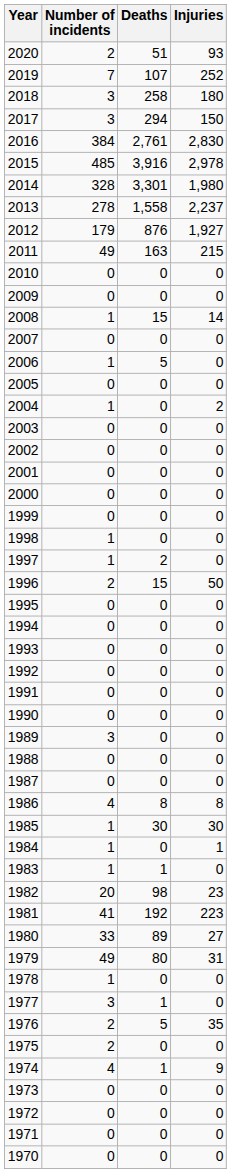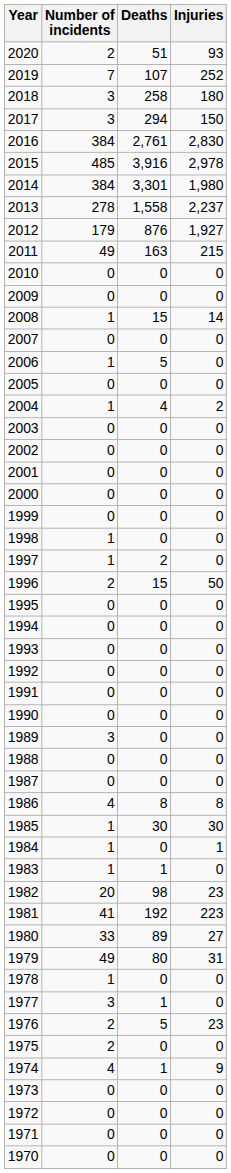(103, 185) 328 -> (103, 185) 384
(164, 406) 0 -> (164, 406) 4
(216, 1024) 35 -> (216, 1024) 23
